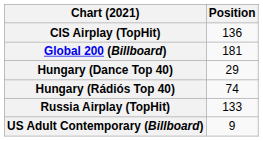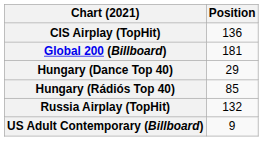(232, 88) 74 -> (232, 88) 85
(232, 107) 133 -> (232, 107) 132
